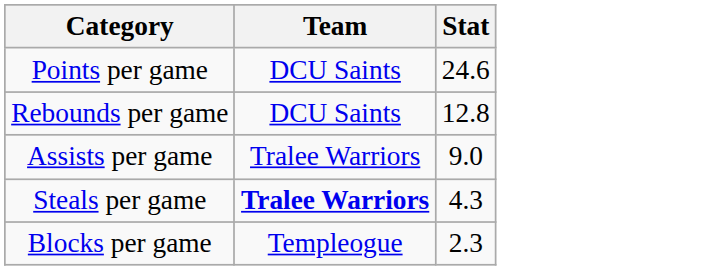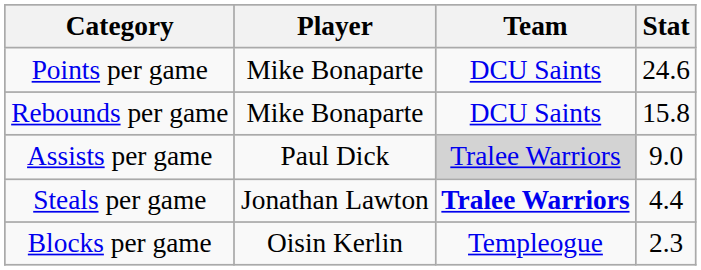+ column: (335, 26)
(466, 112) 12.8 -> (666, 112) 15.8
(335, 156) no background -> (535, 156) lightgrey background
(466, 199) 4.3 -> (666, 199) 4.4
